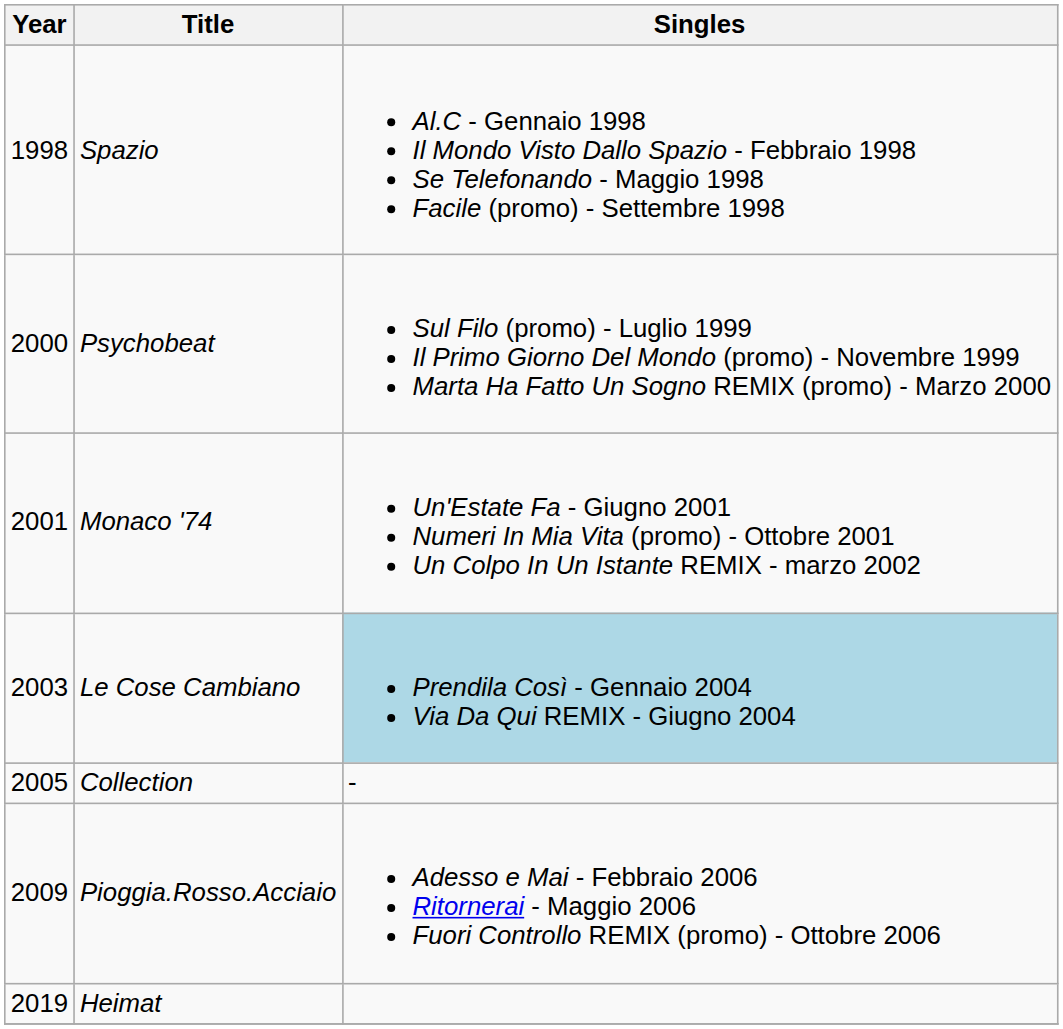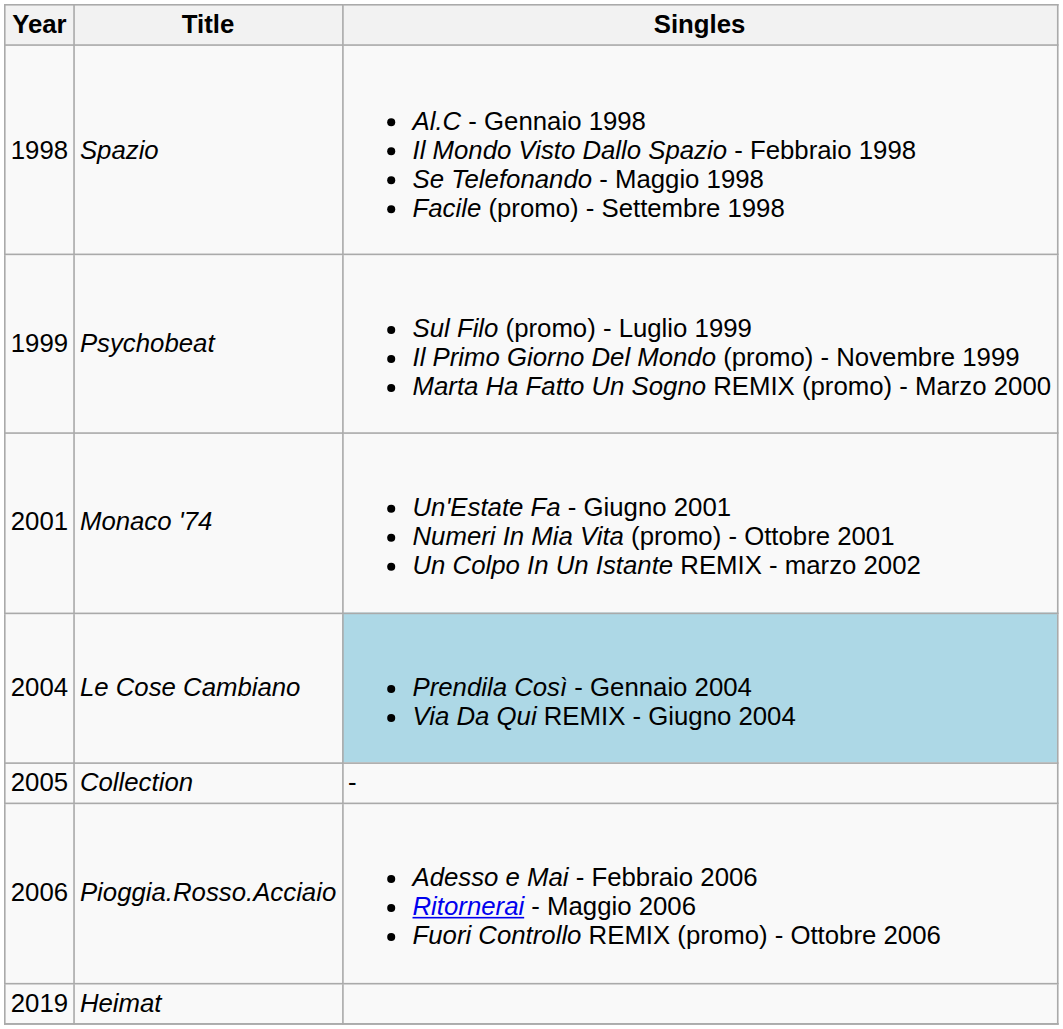(39, 343) 2000 -> (39, 343) 1999
(39, 687) 2003 -> (39, 687) 2004
(39, 893) 2009 -> (39, 893) 2006
